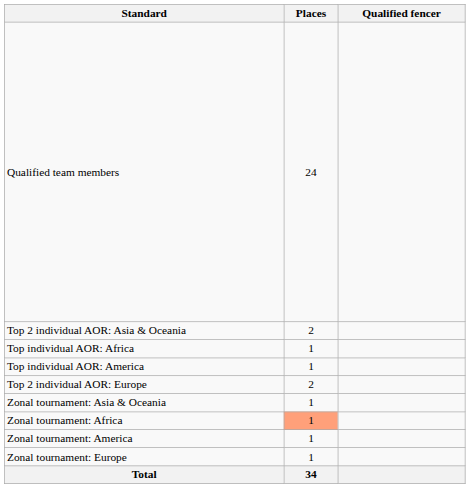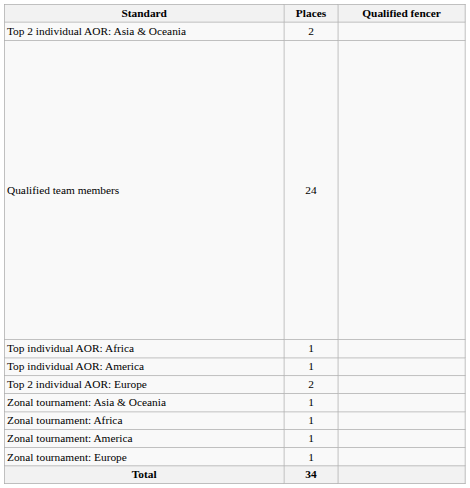rows swapped: (63, 172) <-> (96, 330)
(311, 420) lightsalmon background -> (311, 420) no background
